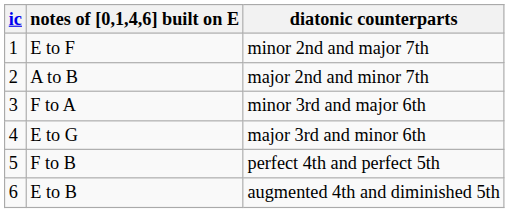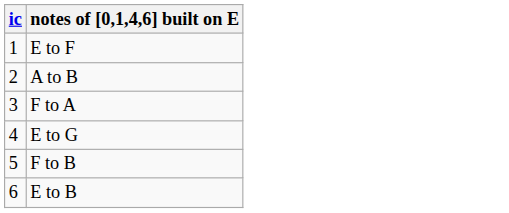- column: (374, 18)
